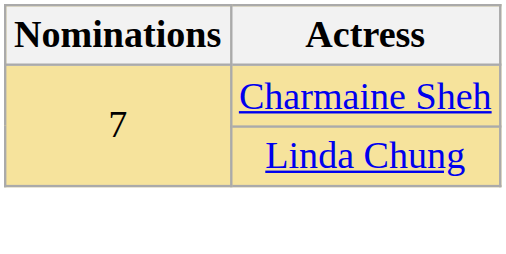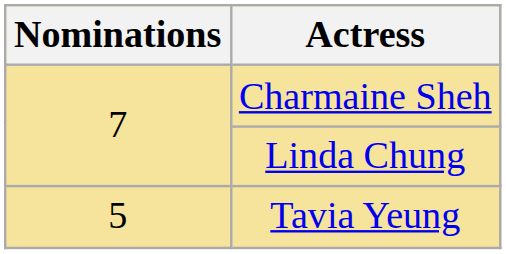+ row: (365, 215)
